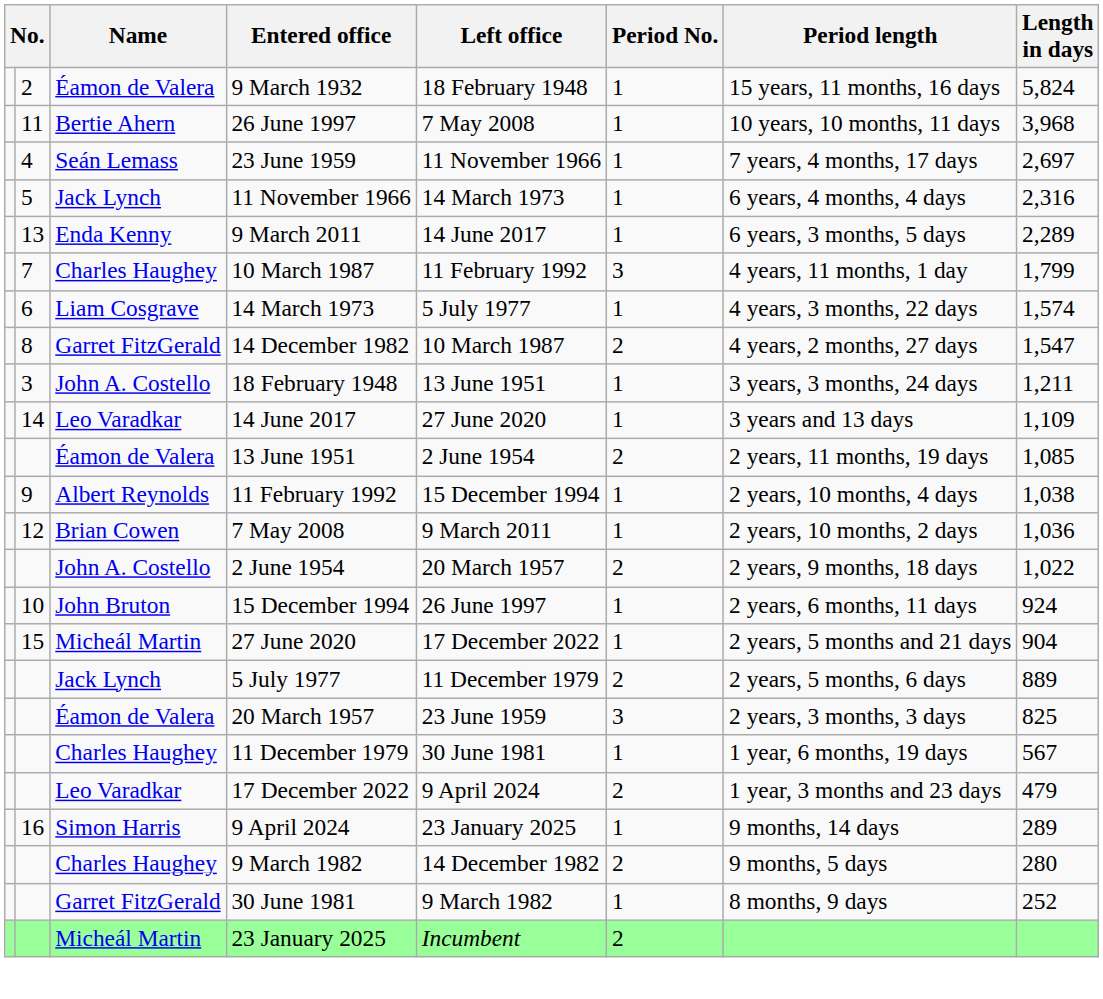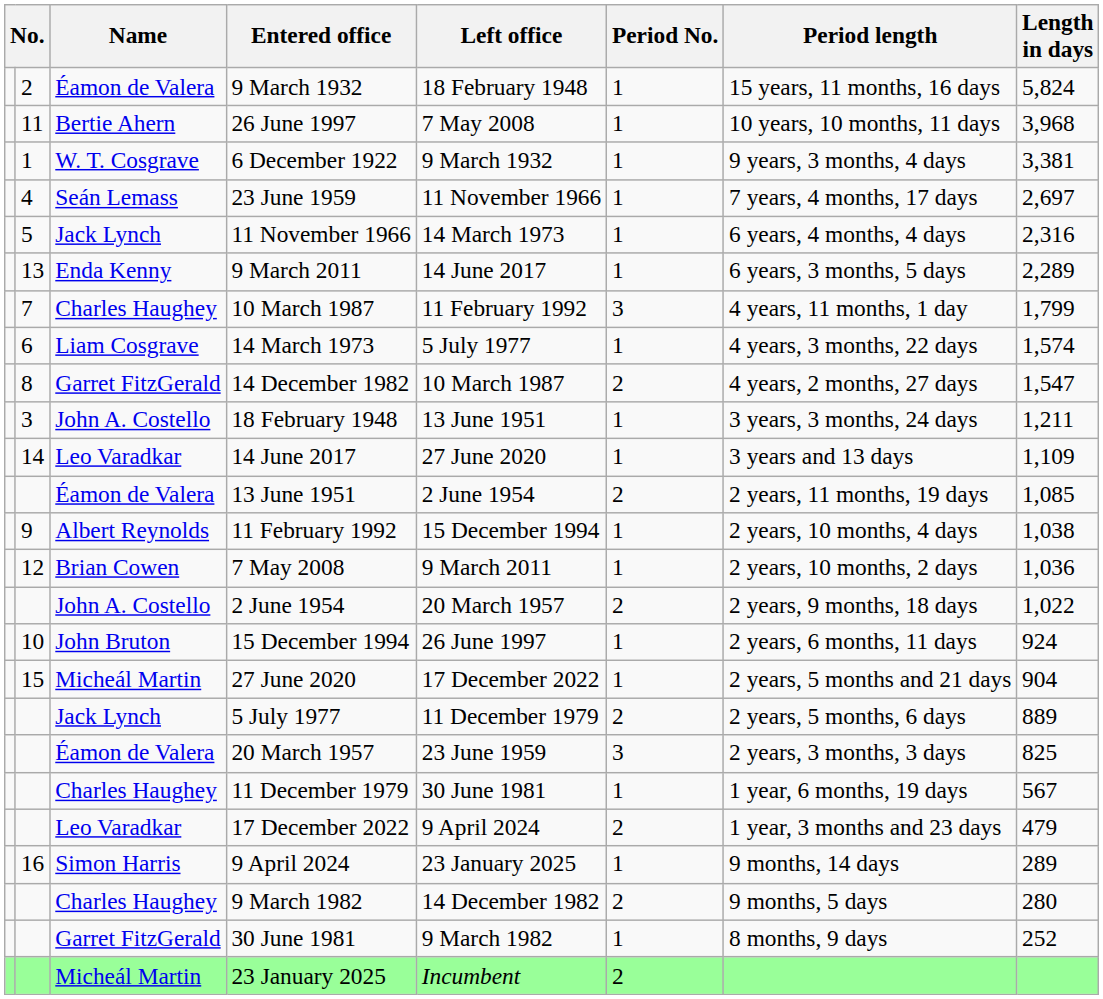+ row: (314, 160)
